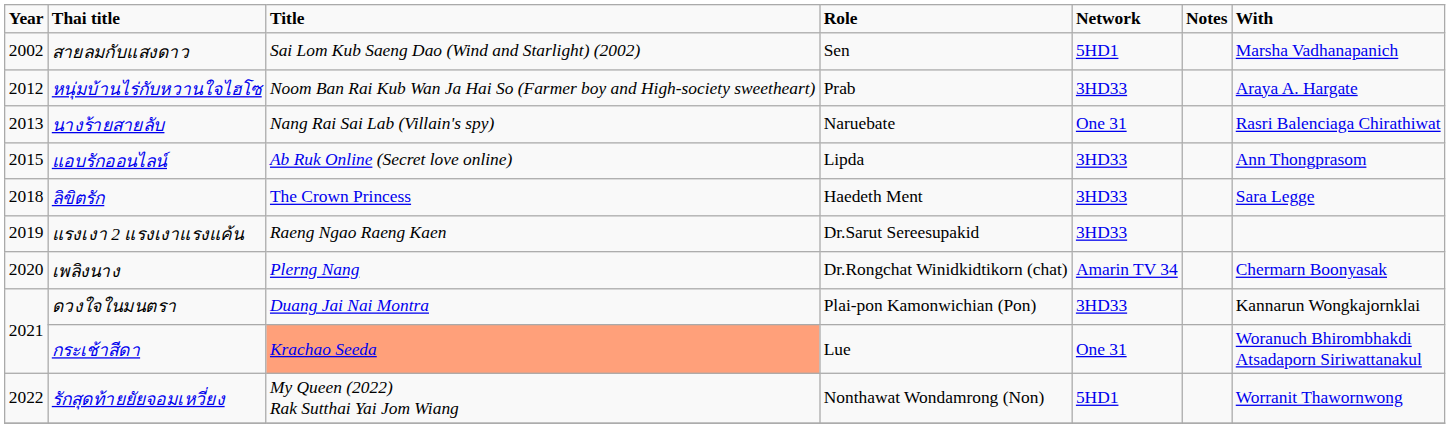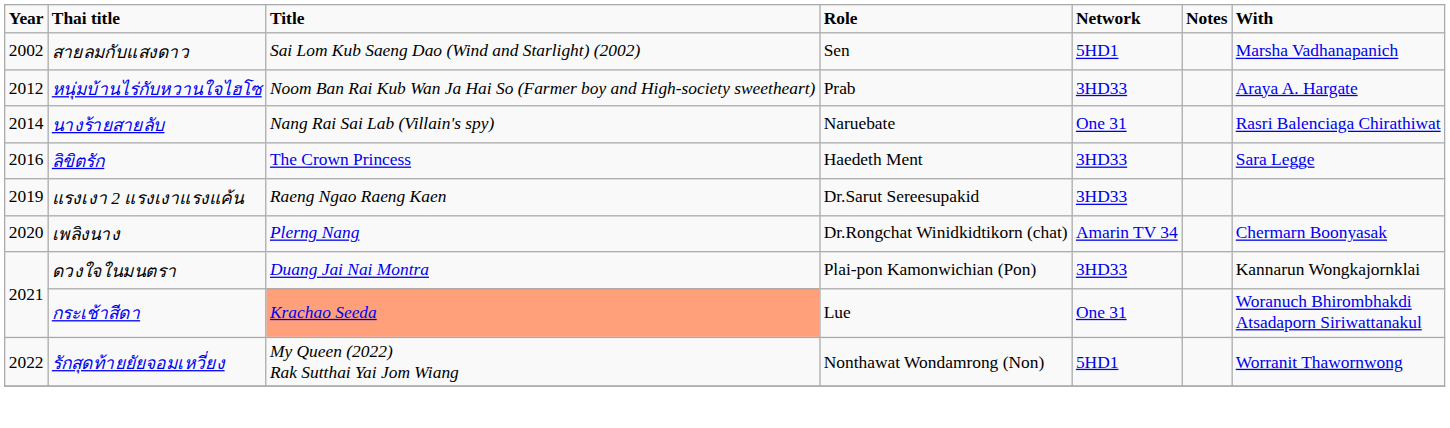(26, 123) 2013 -> (26, 123) 2014
- row: (109, 161)
(26, 196) 2018 -> (26, 160) 2016
